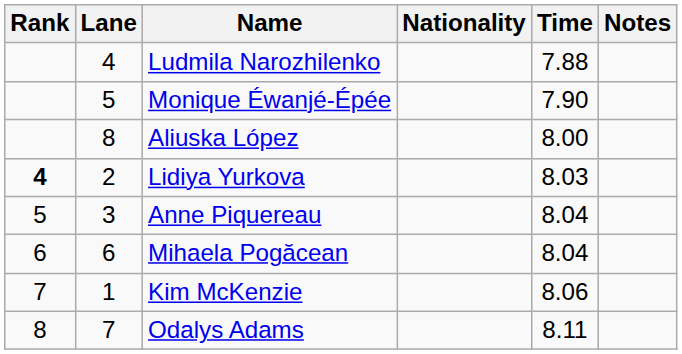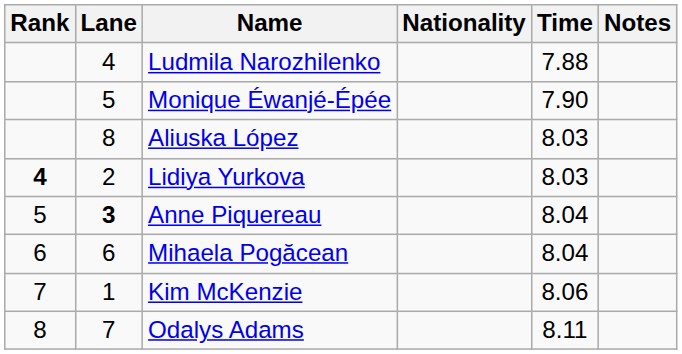(565, 138) 8.00 -> (565, 138) 8.03
(109, 215) normal -> (109, 215) bold
